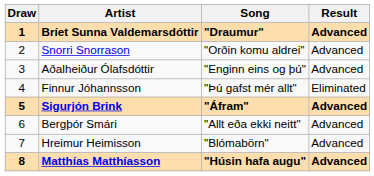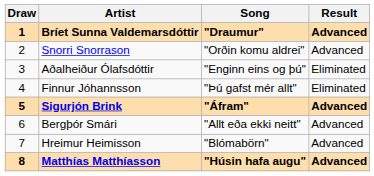(337, 69) Advanced -> (339, 69) Eliminated
